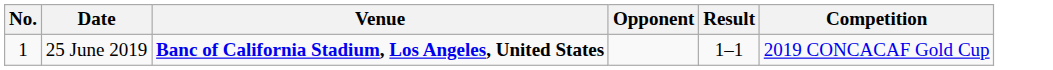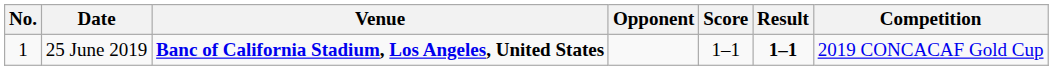+ column: (726, 19)
(729, 49) normal -> (783, 49) bold
